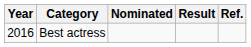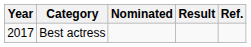(20, 33) 2016 -> (20, 33) 2017
